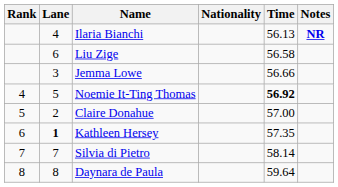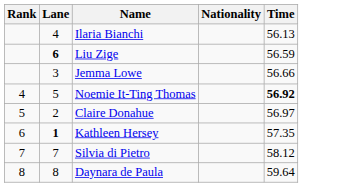- column: (315, 14)
(56, 53) normal -> (56, 53) bold
(281, 53) 56.58 -> (281, 53) 56.59
(281, 113) 57.00 -> (281, 113) 56.97
(281, 152) 58.14 -> (281, 152) 58.12
